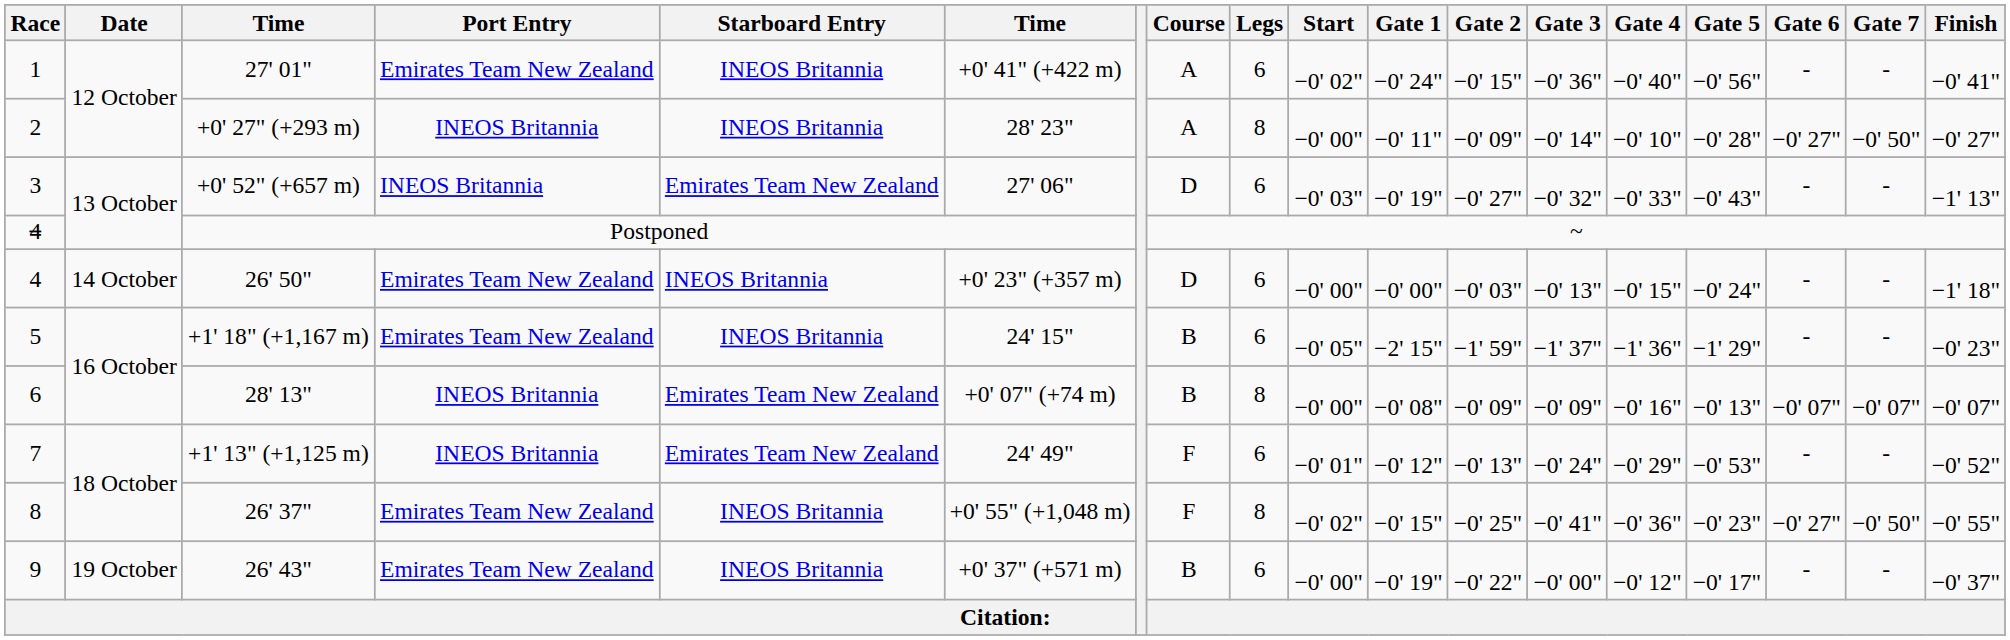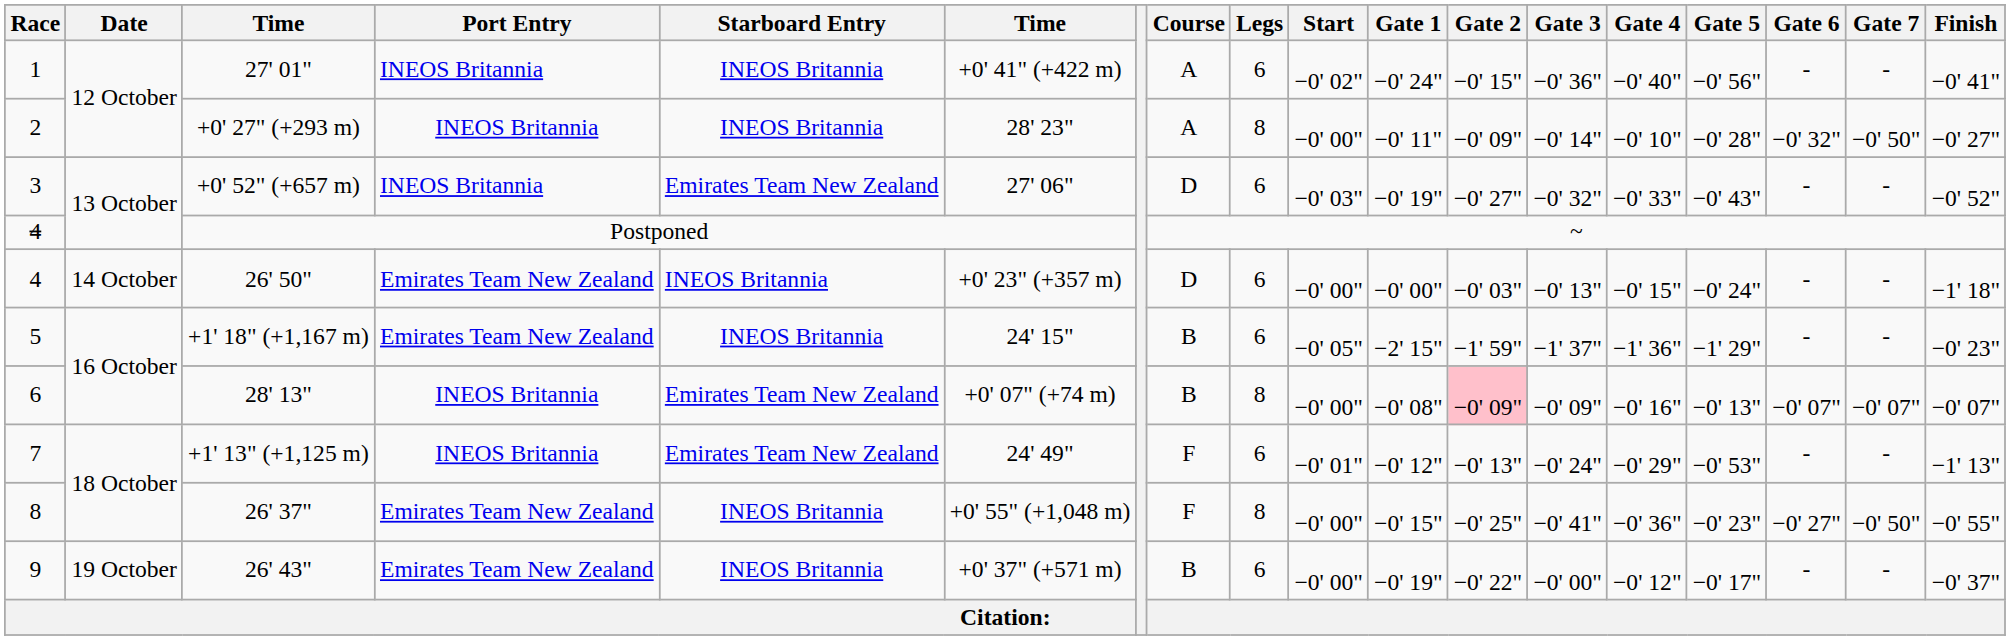(517, 69) Emirates Team New Zealand -> (462, 69) INEOS Britannia
(1807, 139) −0' 27" -> (1807, 139) −0' 32"
(1966, 197) −1' 13" -> (1966, 197) −0' 52"
(1488, 407) no background -> (1488, 407) pink background
(1966, 466) −0' 52" -> (1966, 466) −1' 13"
(1329, 524) −0' 02" -> (1329, 524) −0' 00"
